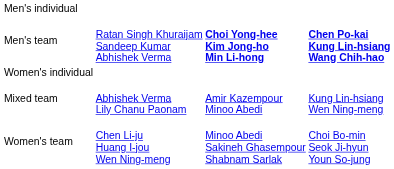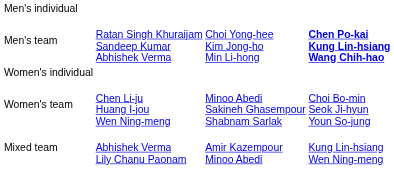(241, 46) bold -> (239, 46) normal
rows swapped: (38, 142) <-> (31, 98)
